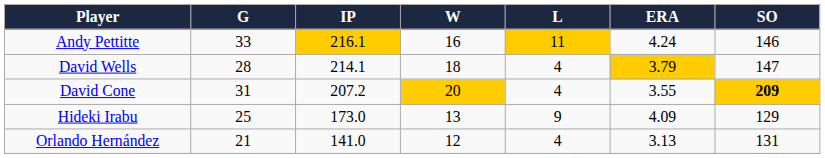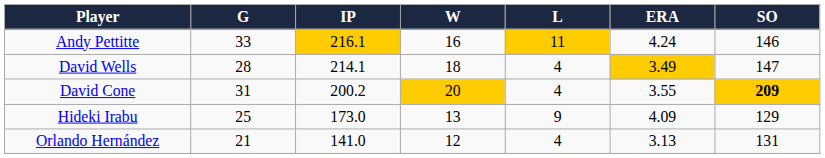(662, 66) 3.79 -> (662, 66) 3.49
(348, 91) 207.2 -> (348, 91) 200.2
